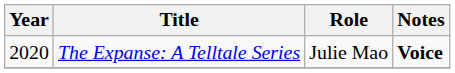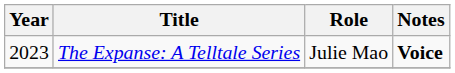(29, 51) 2020 -> (29, 51) 2023
